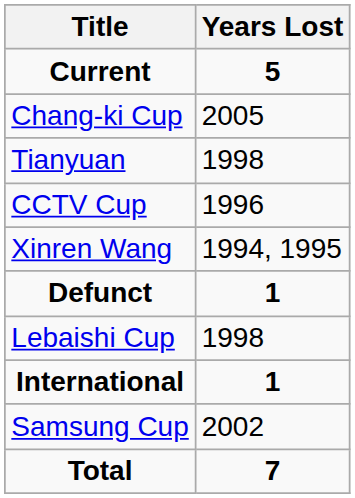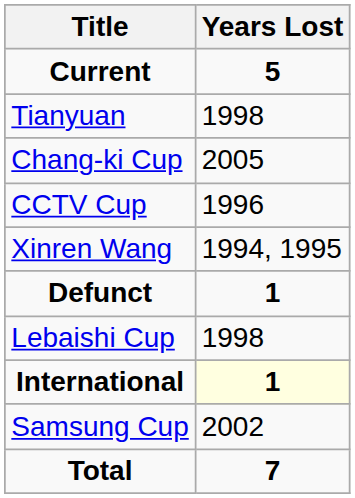rows swapped: (68, 159) <-> (97, 115)
(272, 381) no background -> (272, 381) lightyellow background
